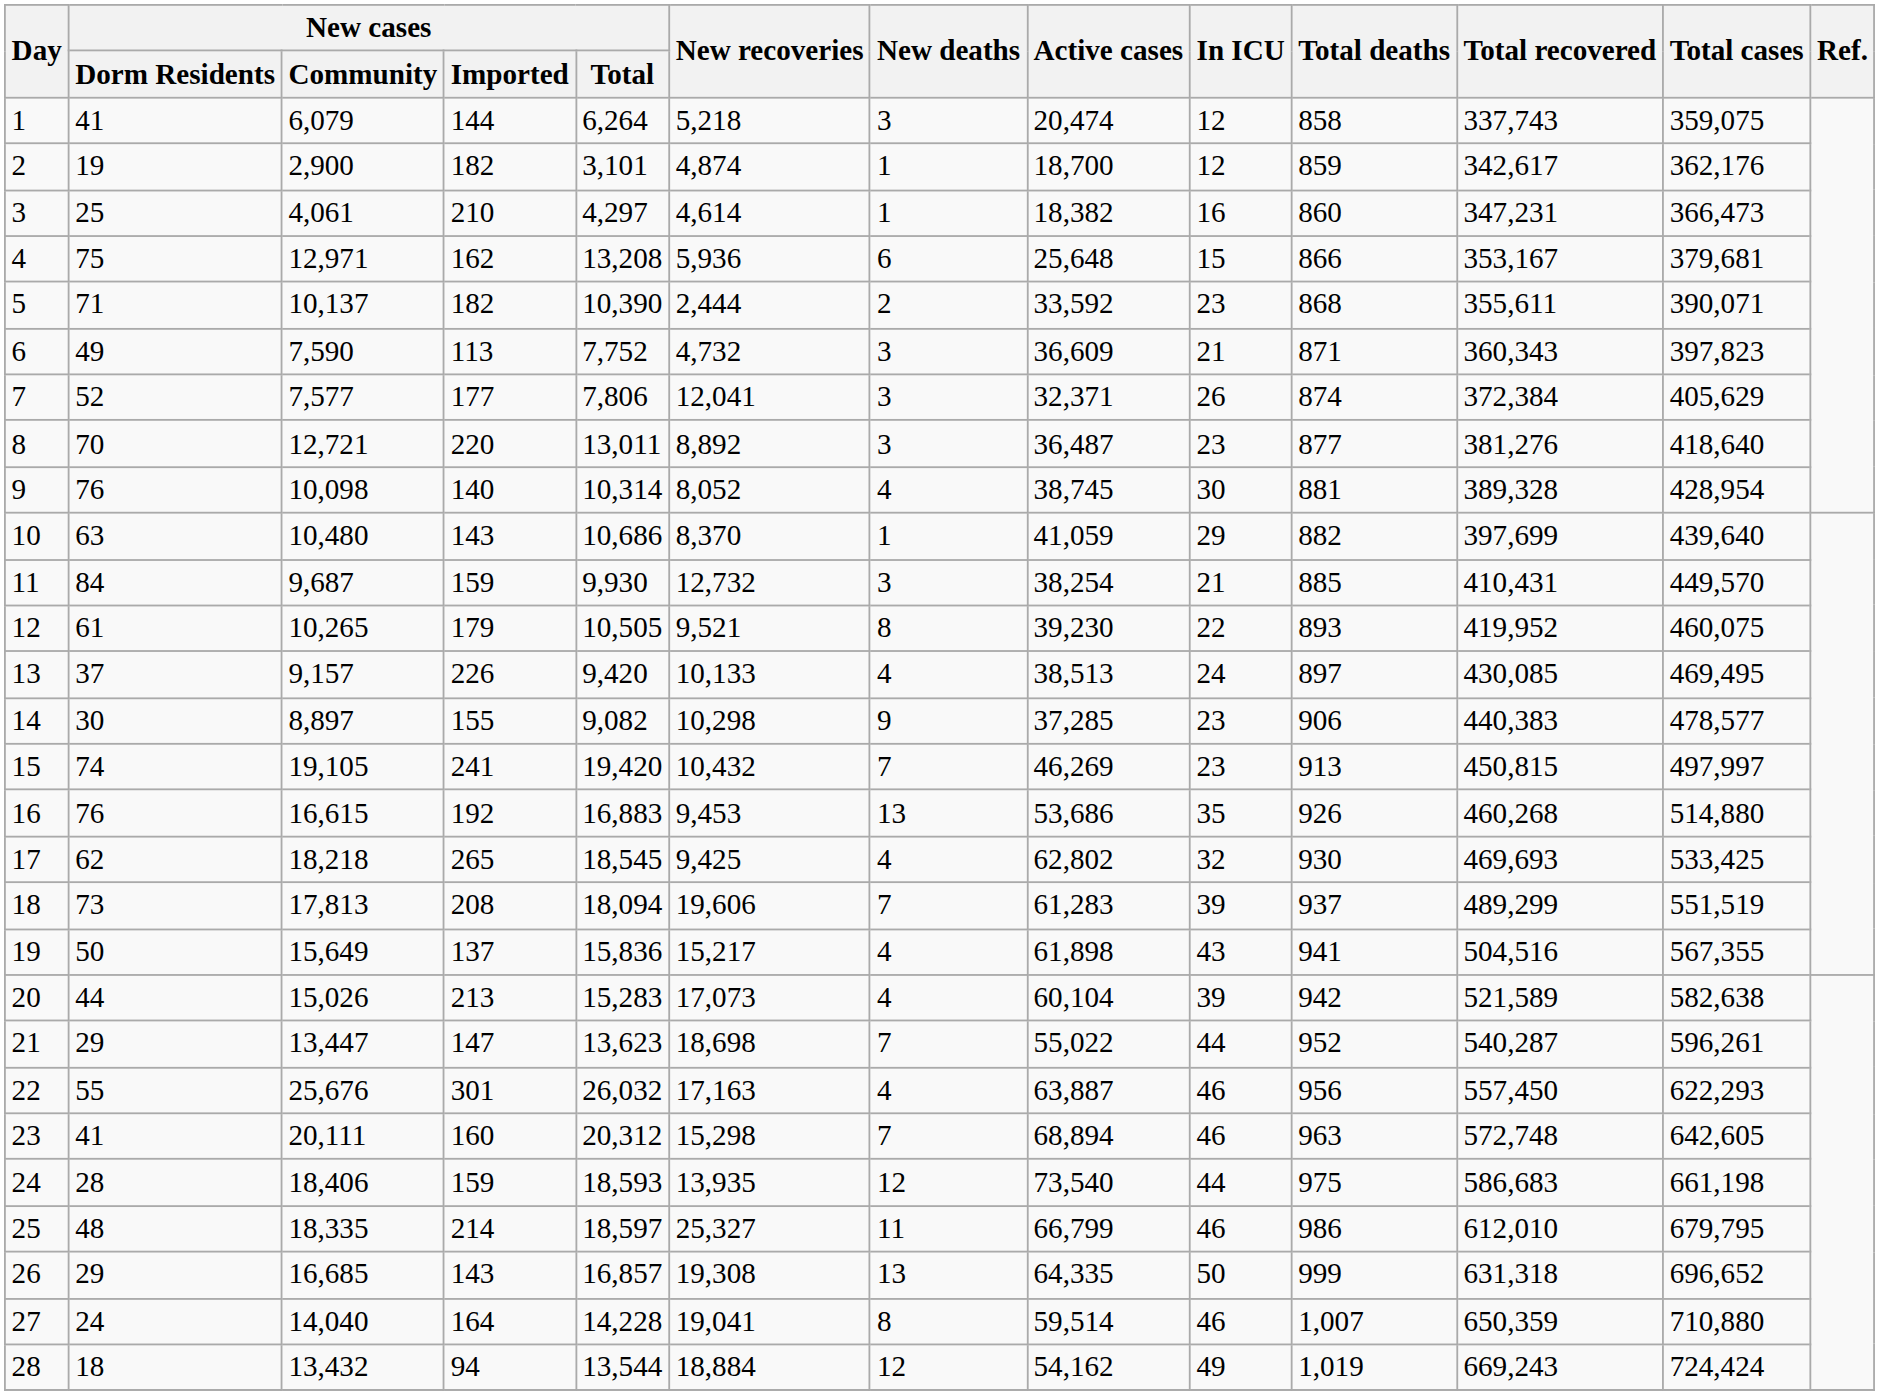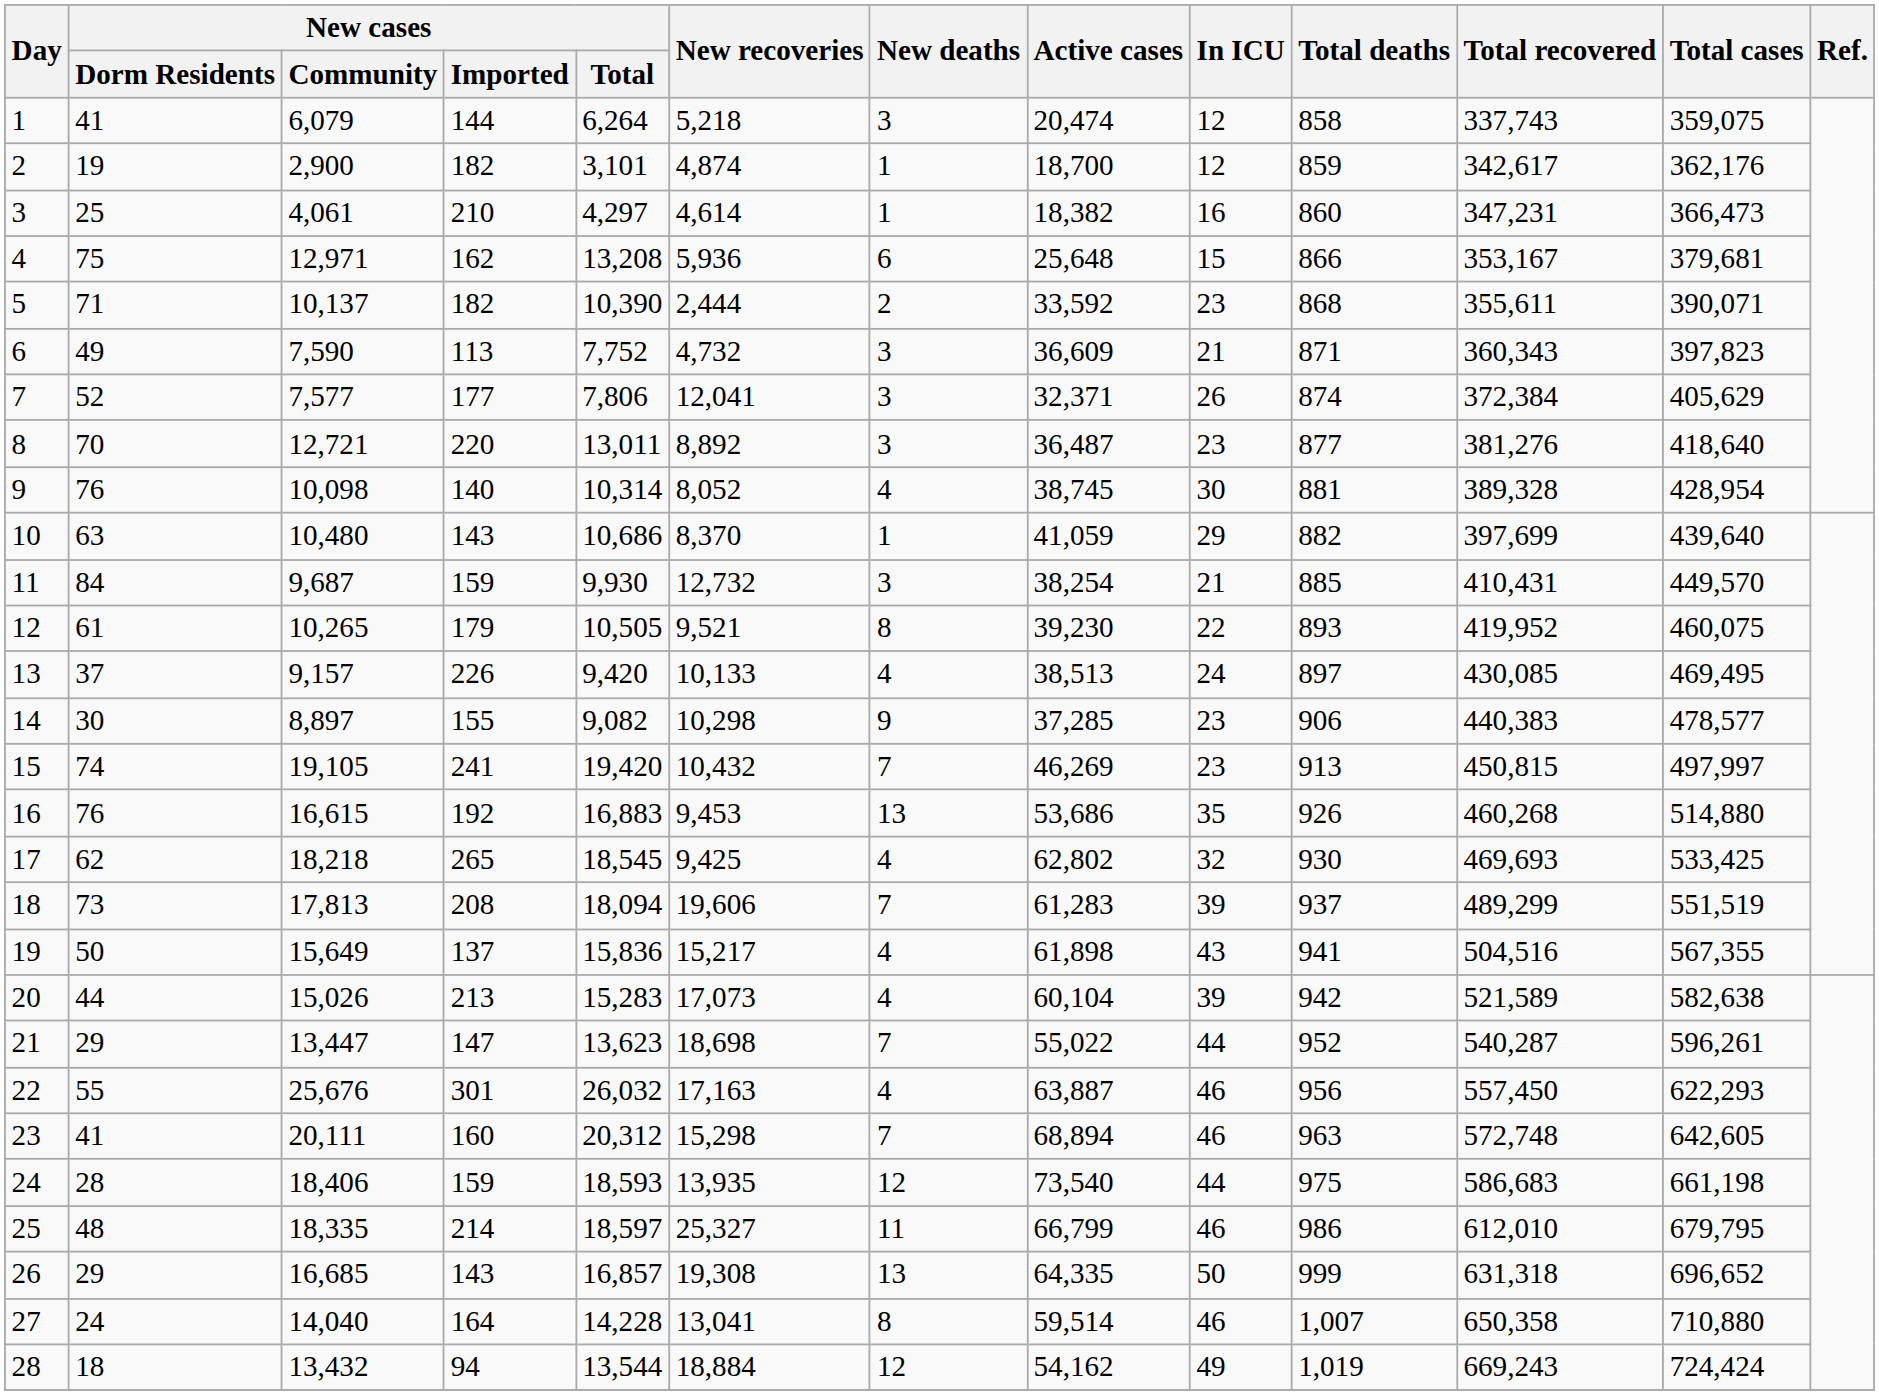(716, 1320) 19,041 -> (716, 1320) 13,041
(1511, 1320) 650,359 -> (1511, 1320) 650,358
